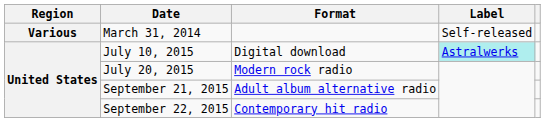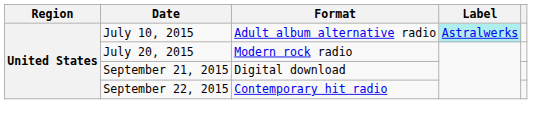- row: (152, 33)
(290, 52) Digital download -> (335, 33) Adult album alternative radio
(335, 89) Adult album alternative radio -> (290, 70) Digital download
